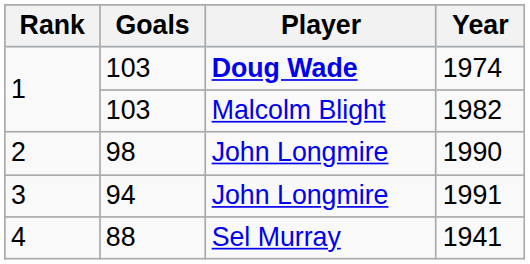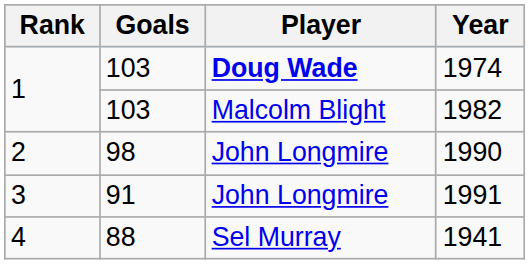(121, 195) 94 -> (121, 195) 91
